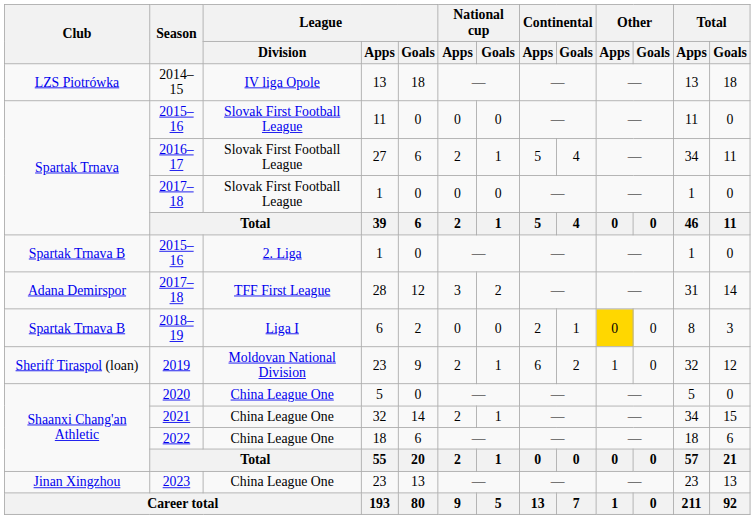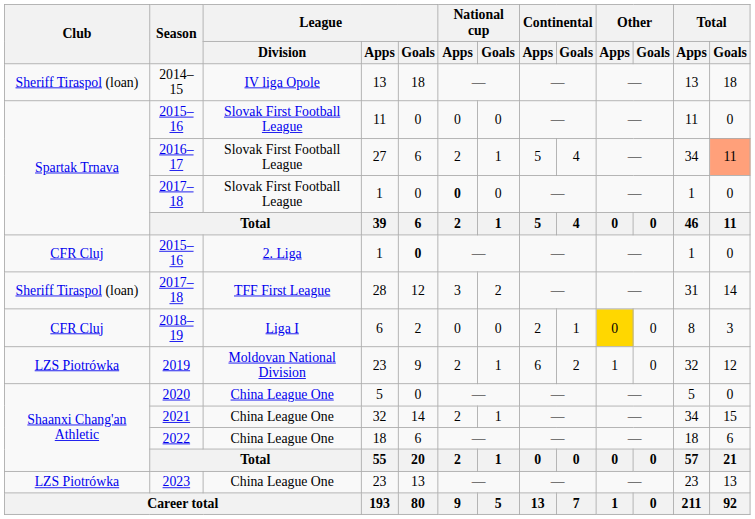(77, 82) LZS Piotrówka -> (77, 82) Sheriff Tiraspol (loan)
(730, 156) no background -> (730, 156) lightsalmon background
(457, 194) normal -> (457, 194) bold
(77, 253) Spartak Trnava B -> (77, 253) CFR Cluj
(418, 253) normal -> (418, 253) bold
(77, 290) Adana Demirspor -> (77, 290) Sheriff Tiraspol (loan)
(77, 327) Spartak Trnava B -> (77, 327) CFR Cluj
(77, 365) Sheriff Tiraspol (loan) -> (77, 365) LZS Piotrówka
(77, 482) Jinan Xingzhou -> (77, 482) LZS Piotrówka
